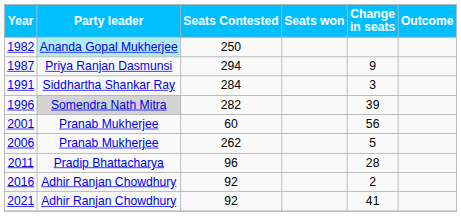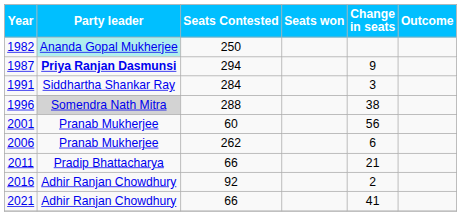(109, 66) normal -> (109, 66) bold
(231, 104) 282 -> (231, 104) 288
(373, 104) 39 -> (373, 104) 38
(373, 143) 5 -> (373, 143) 6
(231, 162) 96 -> (231, 162) 66
(373, 162) 28 -> (373, 162) 21
(231, 201) 92 -> (231, 201) 66
